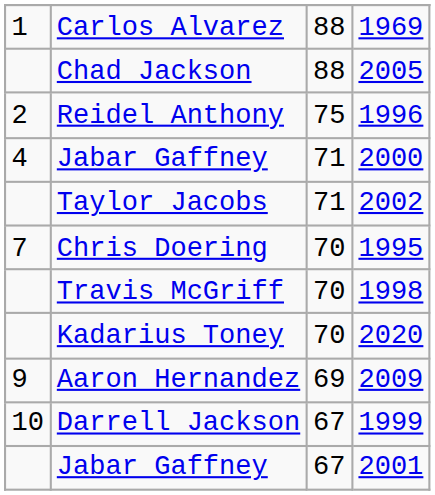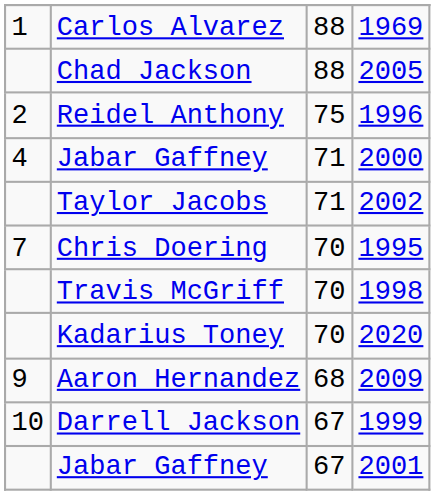(329, 380) 69 -> (329, 380) 68
